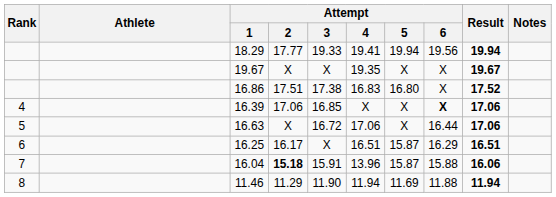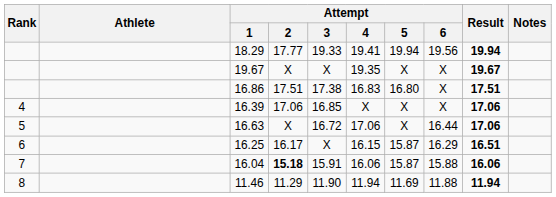(486, 88) 17.52 -> (486, 88) 17.51
(443, 107) bold -> (443, 107) normal
(366, 145) 16.51 -> (366, 145) 16.15
(366, 164) 13.96 -> (366, 164) 16.06
